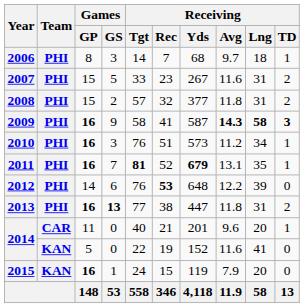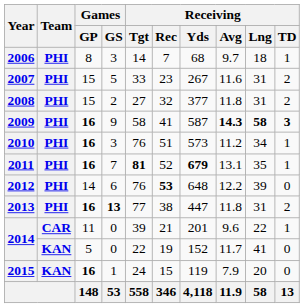(139, 100) 57 -> (139, 100) 27
(139, 228) 40 -> (139, 228) 39
(260, 228) 20 -> (260, 228) 22
(231, 249) 11.6 -> (231, 249) 11.7
